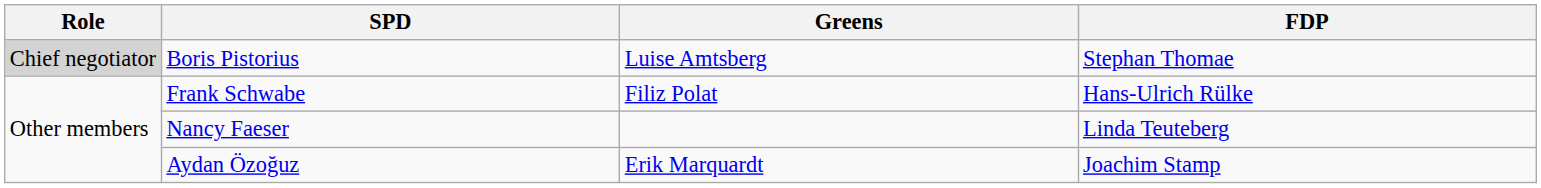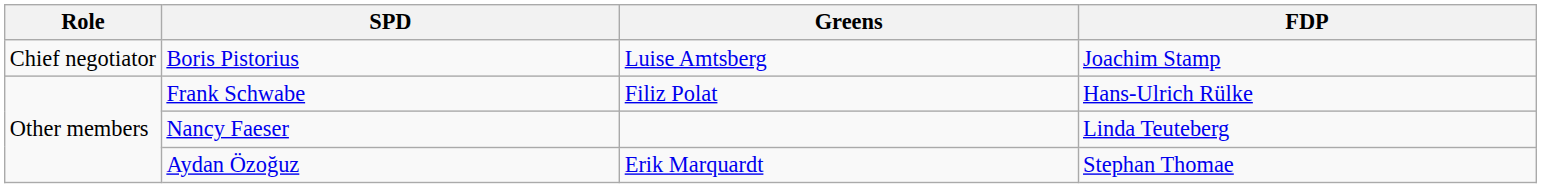(83, 57) lightgrey background -> (83, 57) no background
(1158, 57) Stephan Thomae -> (1152, 57) Joachim Stamp
(1152, 164) Joachim Stamp -> (1158, 164) Stephan Thomae
